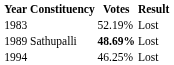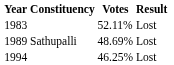(115, 25) 52.19% -> (115, 25) 52.11%
(116, 41) bold -> (115, 41) normal
